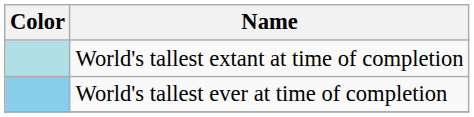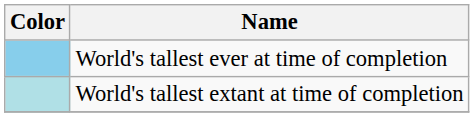rows swapped: (261, 93) <-> (270, 58)
